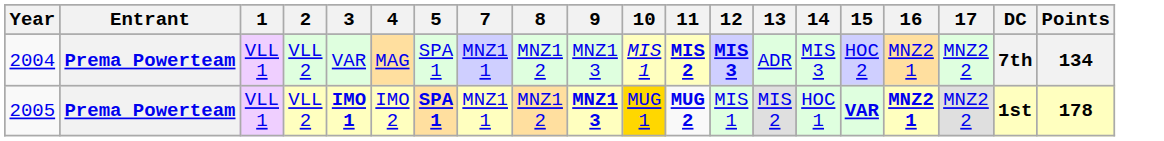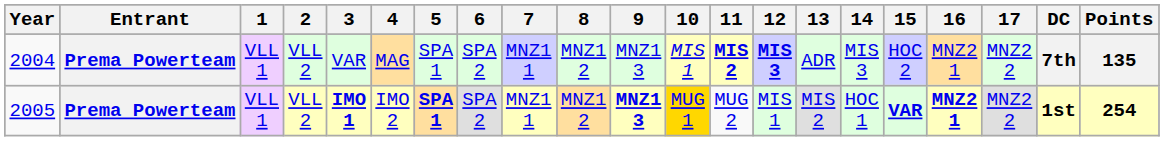+ column: (479, 20)
(1076, 60) 134 -> (1119, 60) 135
(688, 111) bold -> (731, 111) normal
(1076, 111) 178 -> (1119, 111) 254
